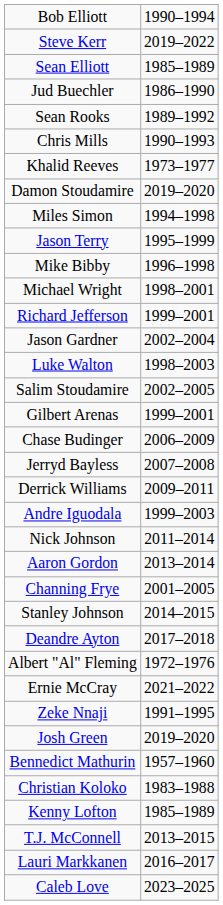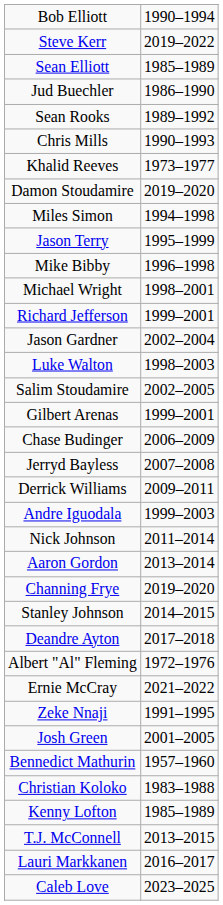(179, 588) 2001–2005 -> (179, 588) 2019–2020
(179, 738) 2019–2020 -> (179, 738) 2001–2005
